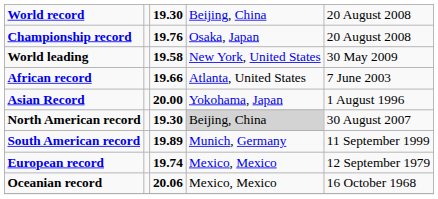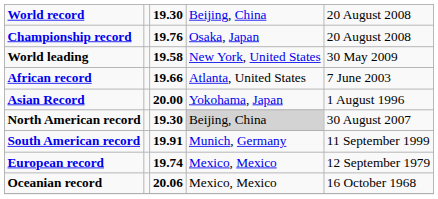(168, 141) 19.89 -> (168, 141) 19.91
